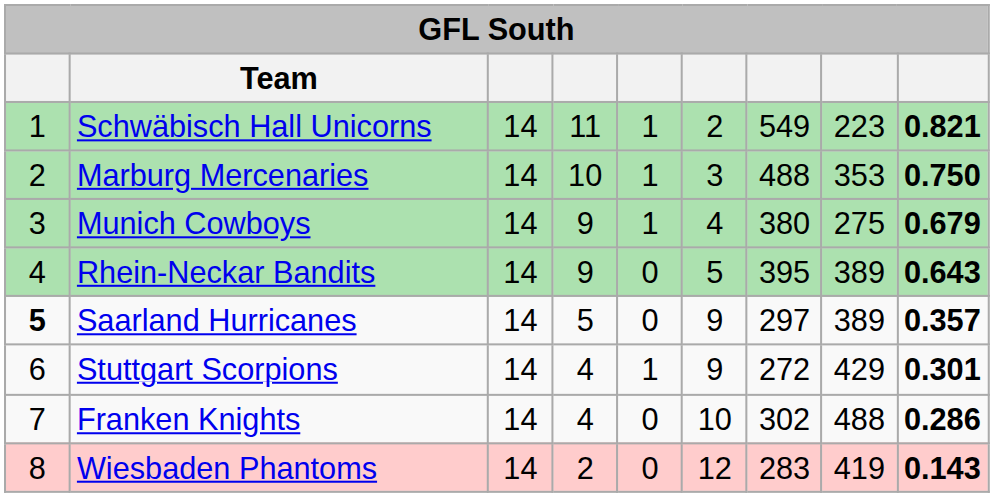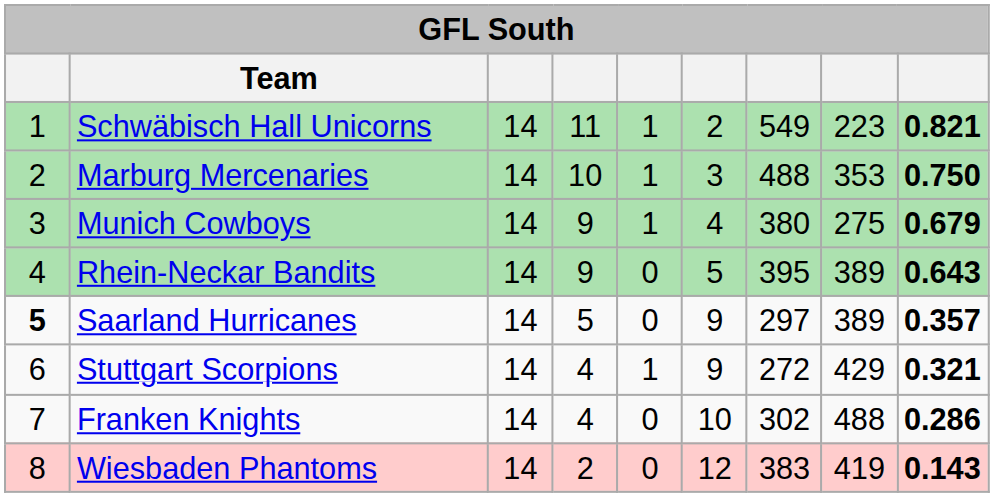(942, 370) 0.301 -> (942, 370) 0.321
(785, 467) 283 -> (785, 467) 383
